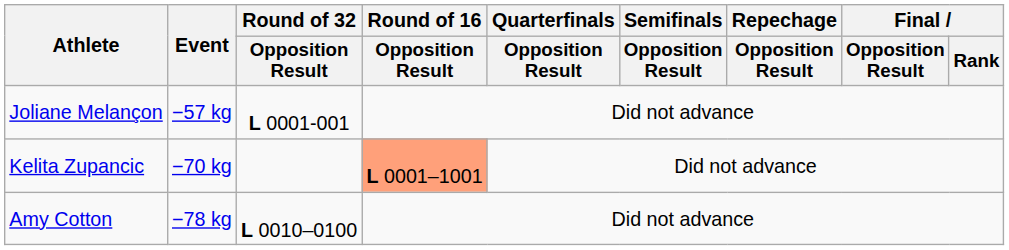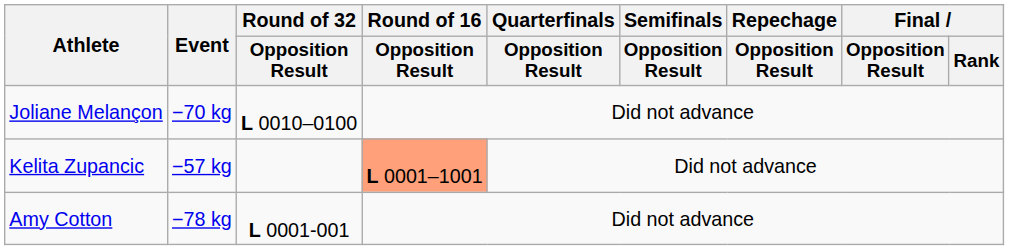(202, 113) −57 kg -> (202, 113) −70 kg
(299, 124) L 0001-001 -> (299, 124) L 0010–0100
(202, 166) −70 kg -> (202, 166) −57 kg
(299, 230) L 0010–0100 -> (299, 230) L 0001-001
